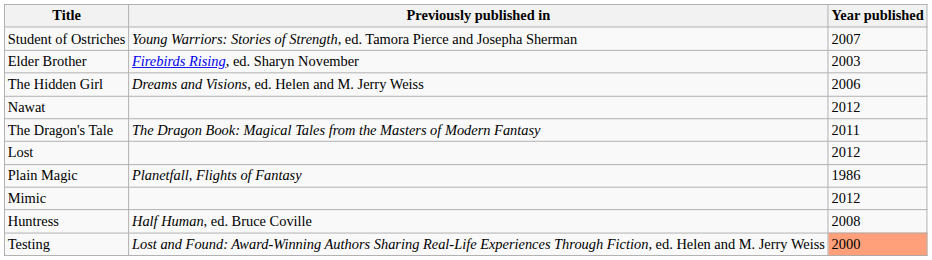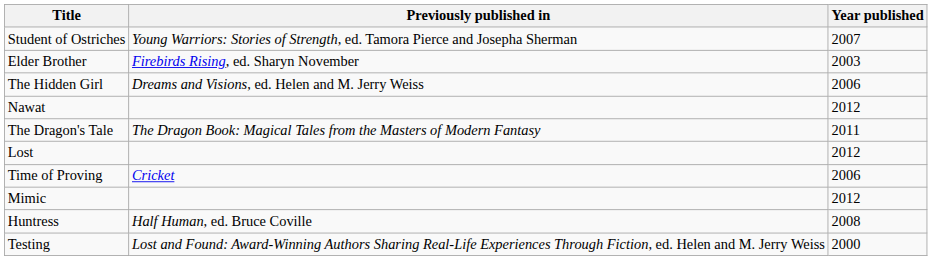+ row: (55, 175)
- row: (43, 175)
(846, 244) lightsalmon background -> (846, 244) no background
